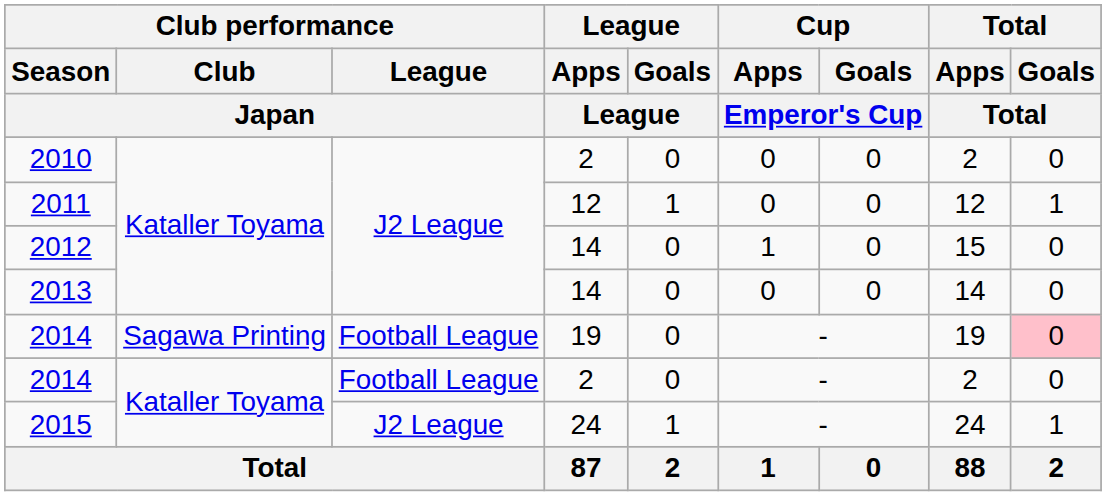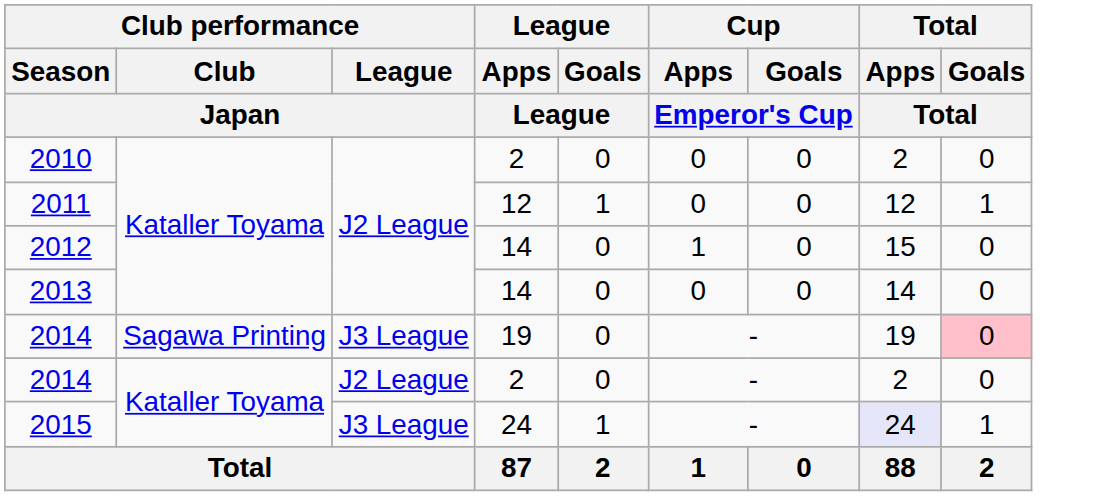(439, 335) Football League -> (404, 335) J3 League
(439, 379) Football League -> (404, 379) J2 League
(439, 423) J2 League -> (404, 423) J3 League
(970, 423) no background -> (900, 423) lavender background
